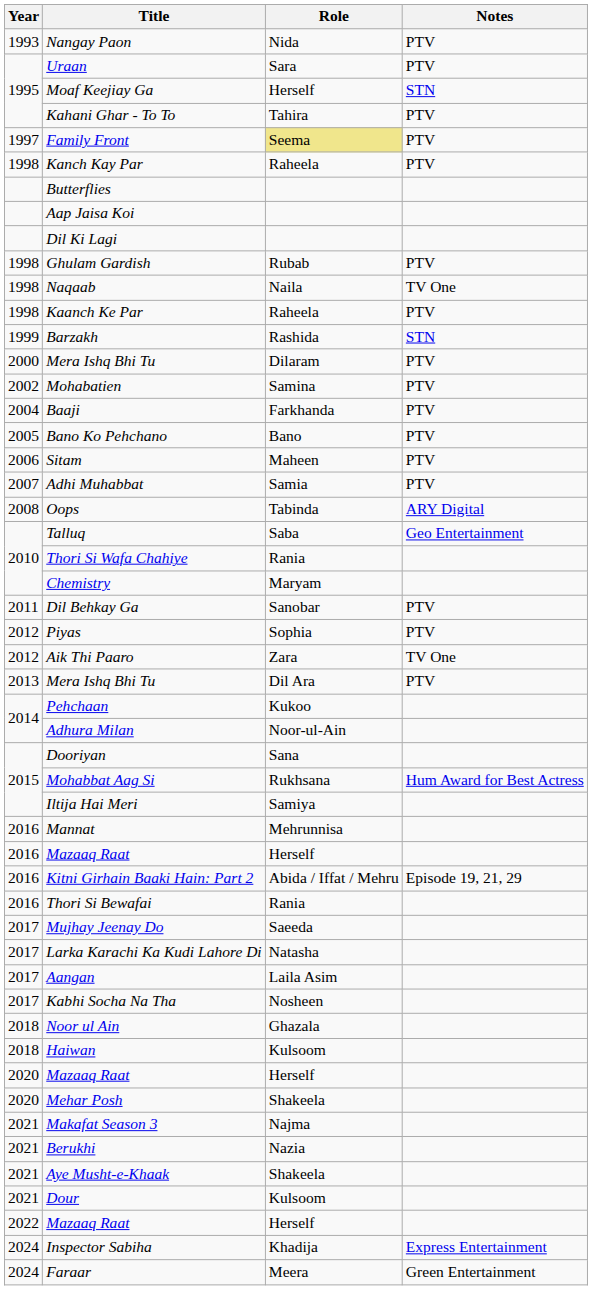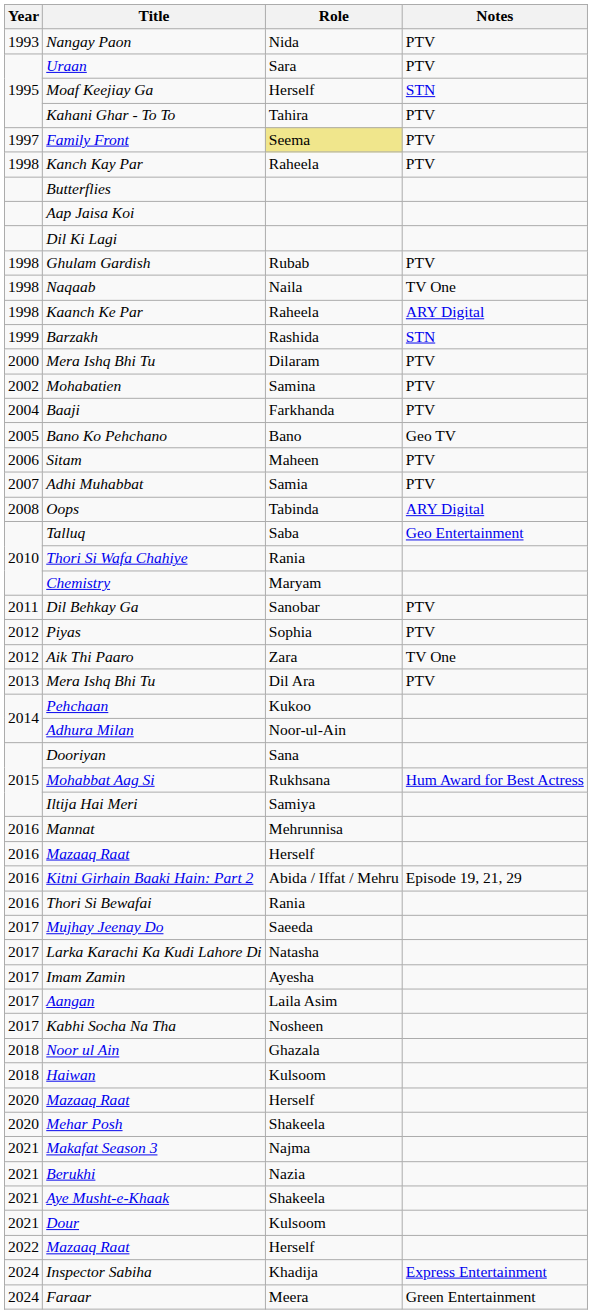(421, 312) PTV -> (445, 312) ARY Digital
(421, 435) PTV -> (431, 435) Geo TV
+ row: (24, 976)
